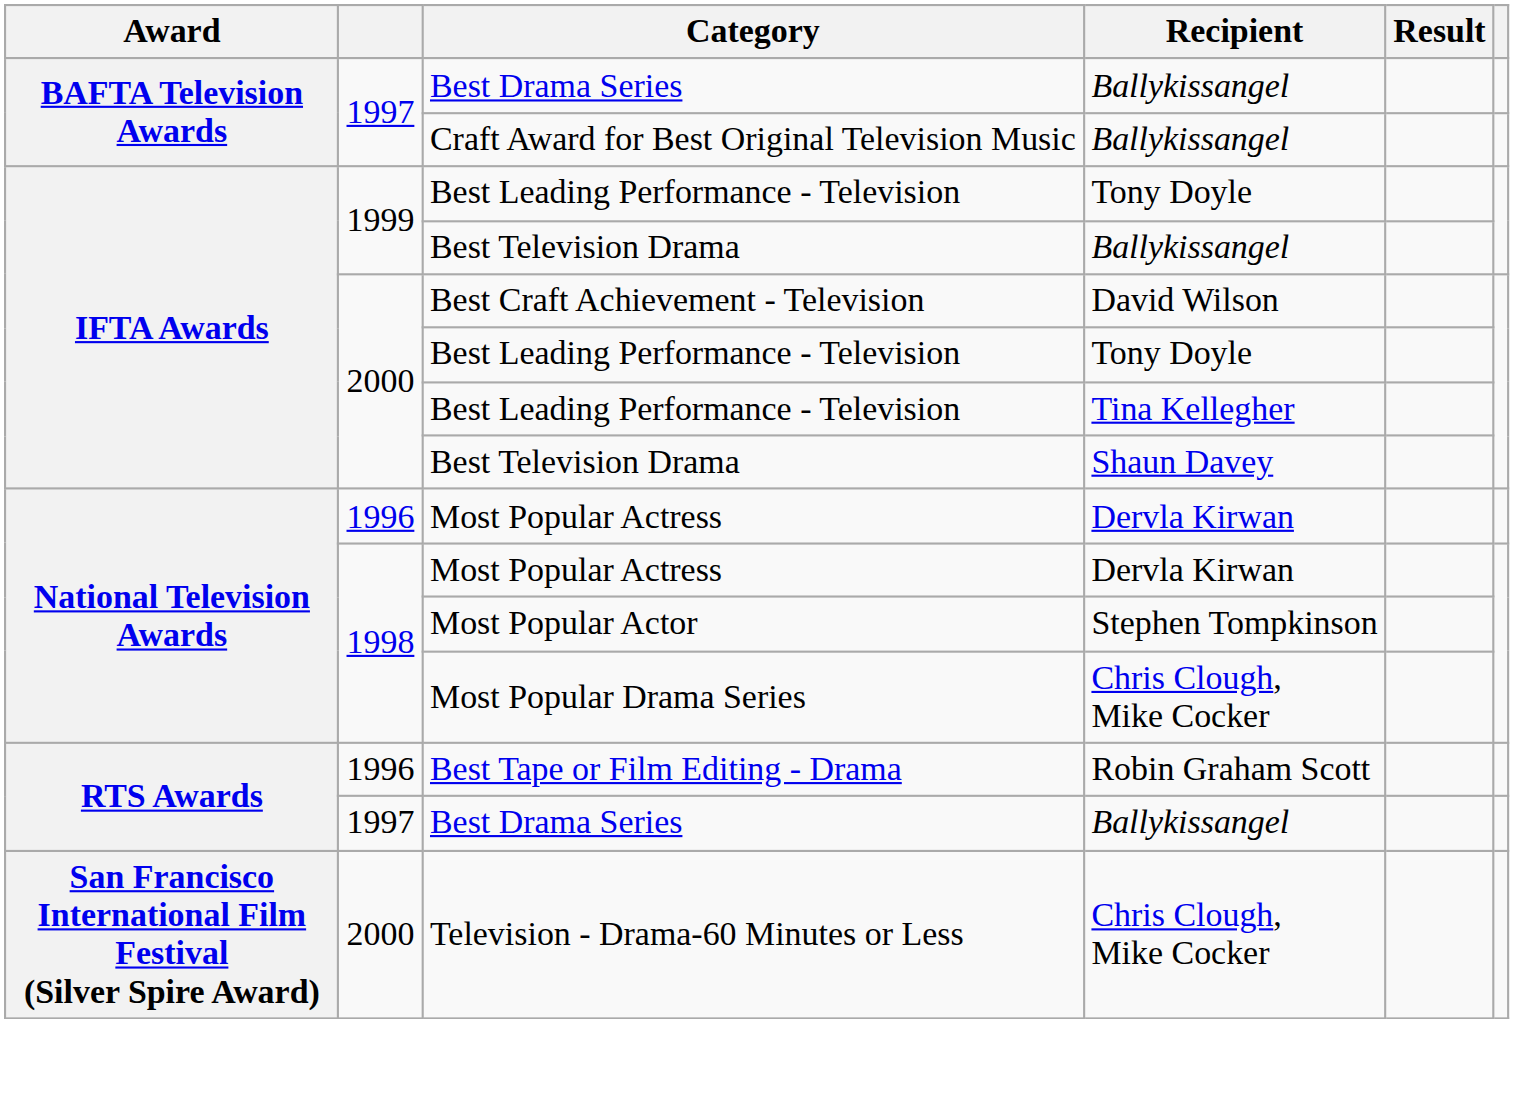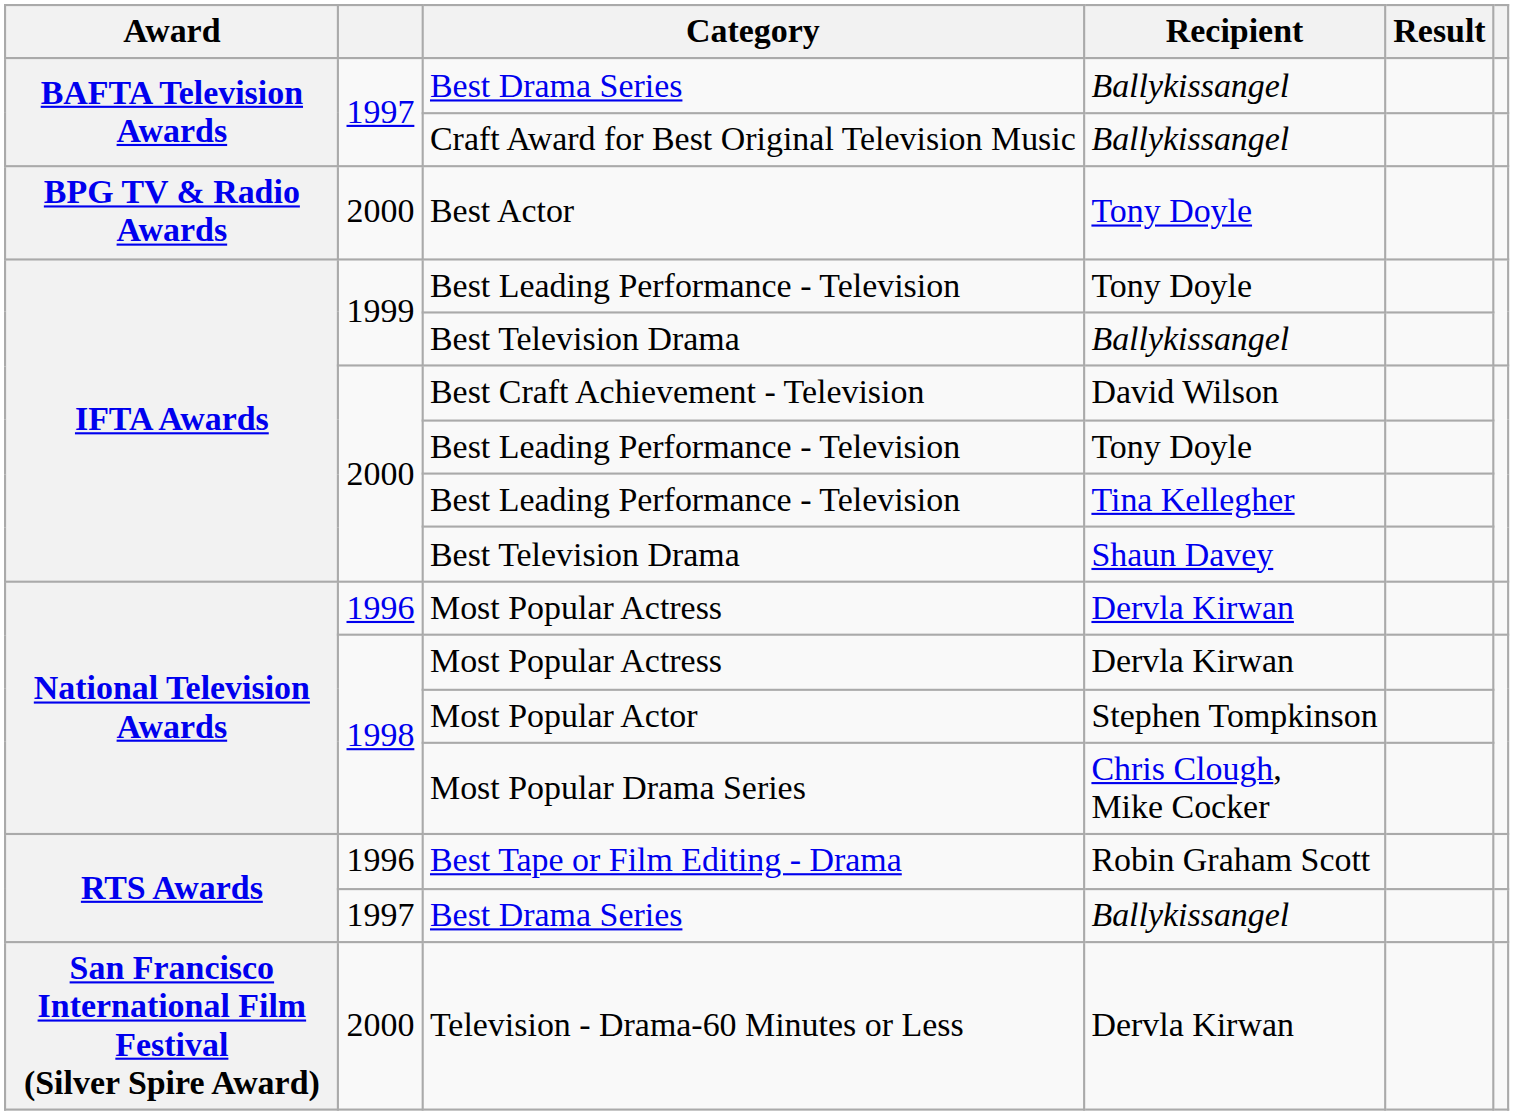+ row: (380, 211)
(1187, 933) Chris Clough, Mike Cocker -> (1193, 1025) Dervla Kirwan
